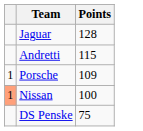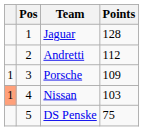+ column: (28, 14)
(87, 54) 115 -> (112, 54) 112
(88, 94) 100 -> (112, 94) 103
